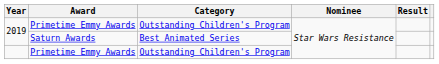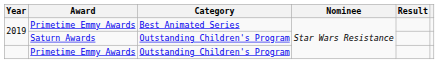(215, 25) Outstanding Children's Program -> (190, 25) Best Animated Series
(190, 38) Best Animated Series -> (215, 38) Outstanding Children's Program
